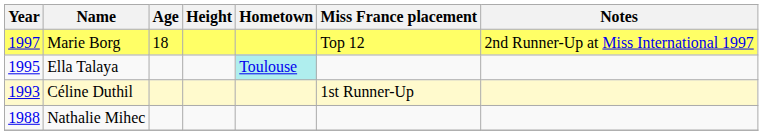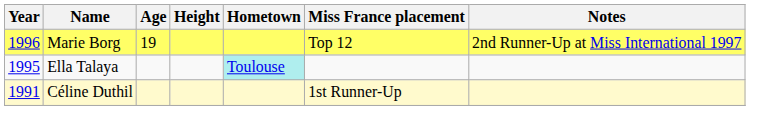(24, 42) 1997 -> (24, 42) 1996
(160, 42) 18 -> (148, 42) 19
(24, 92) 1993 -> (24, 92) 1991
- row: (96, 117)
